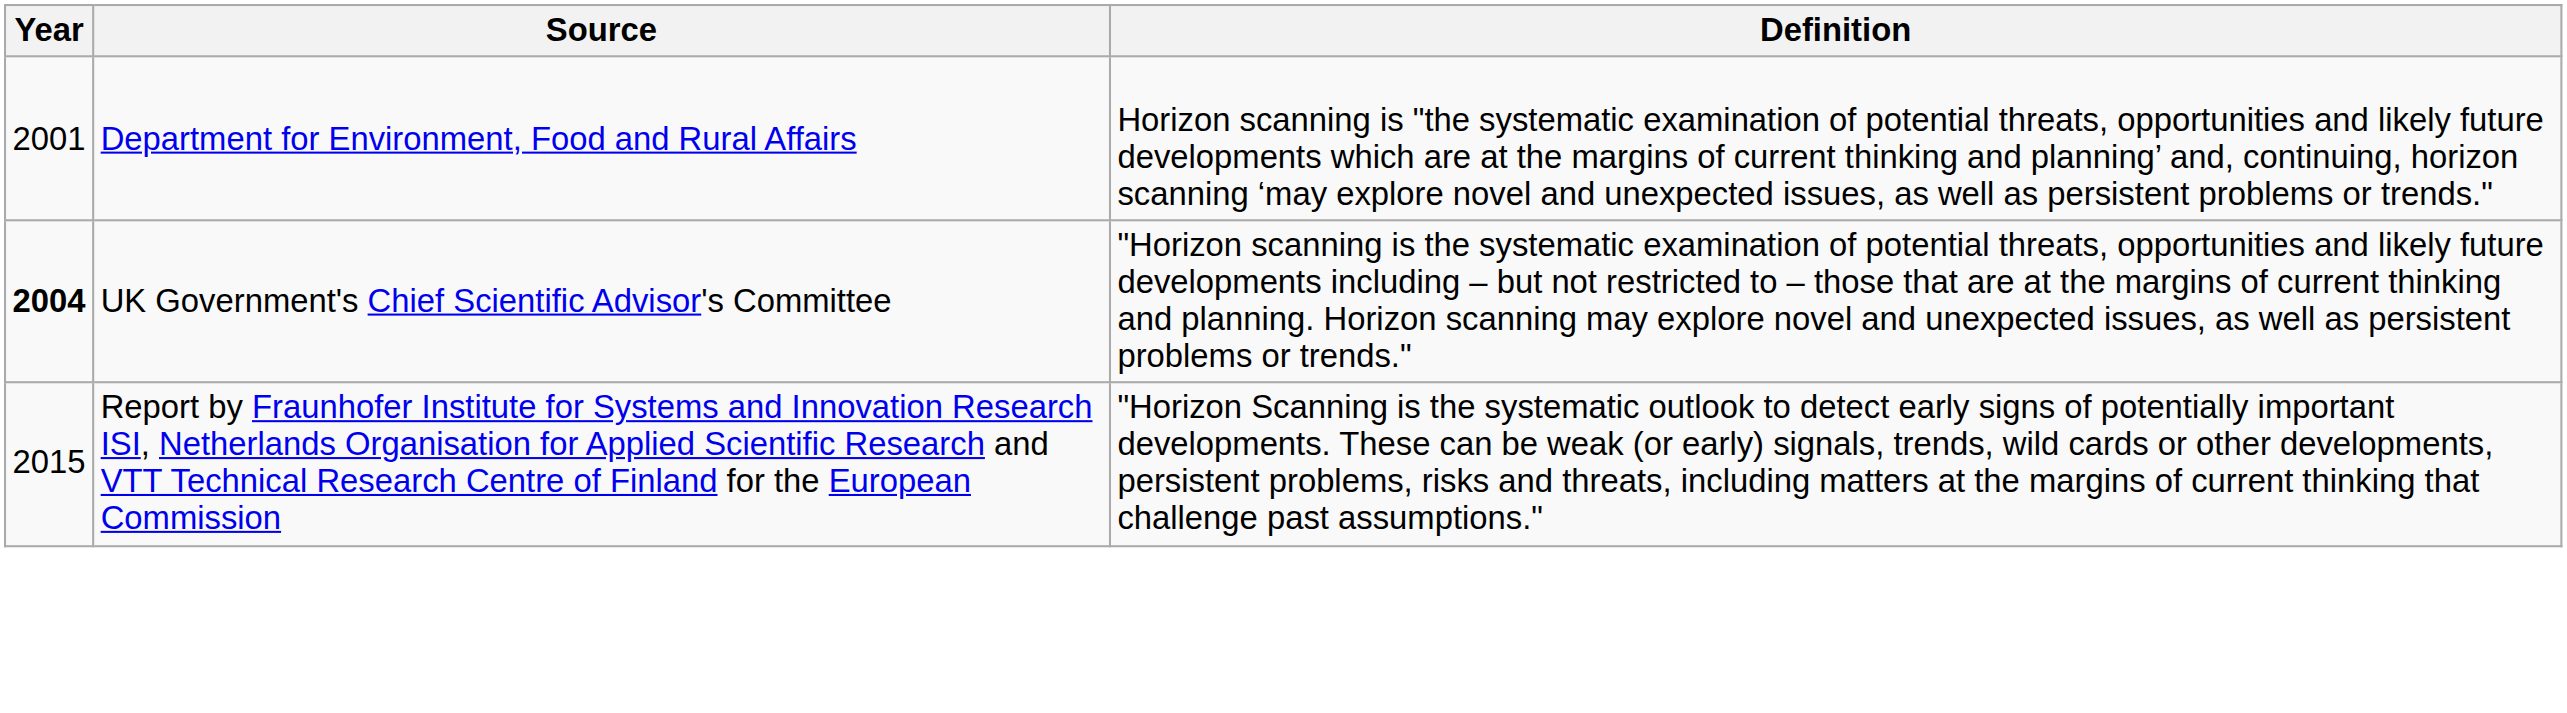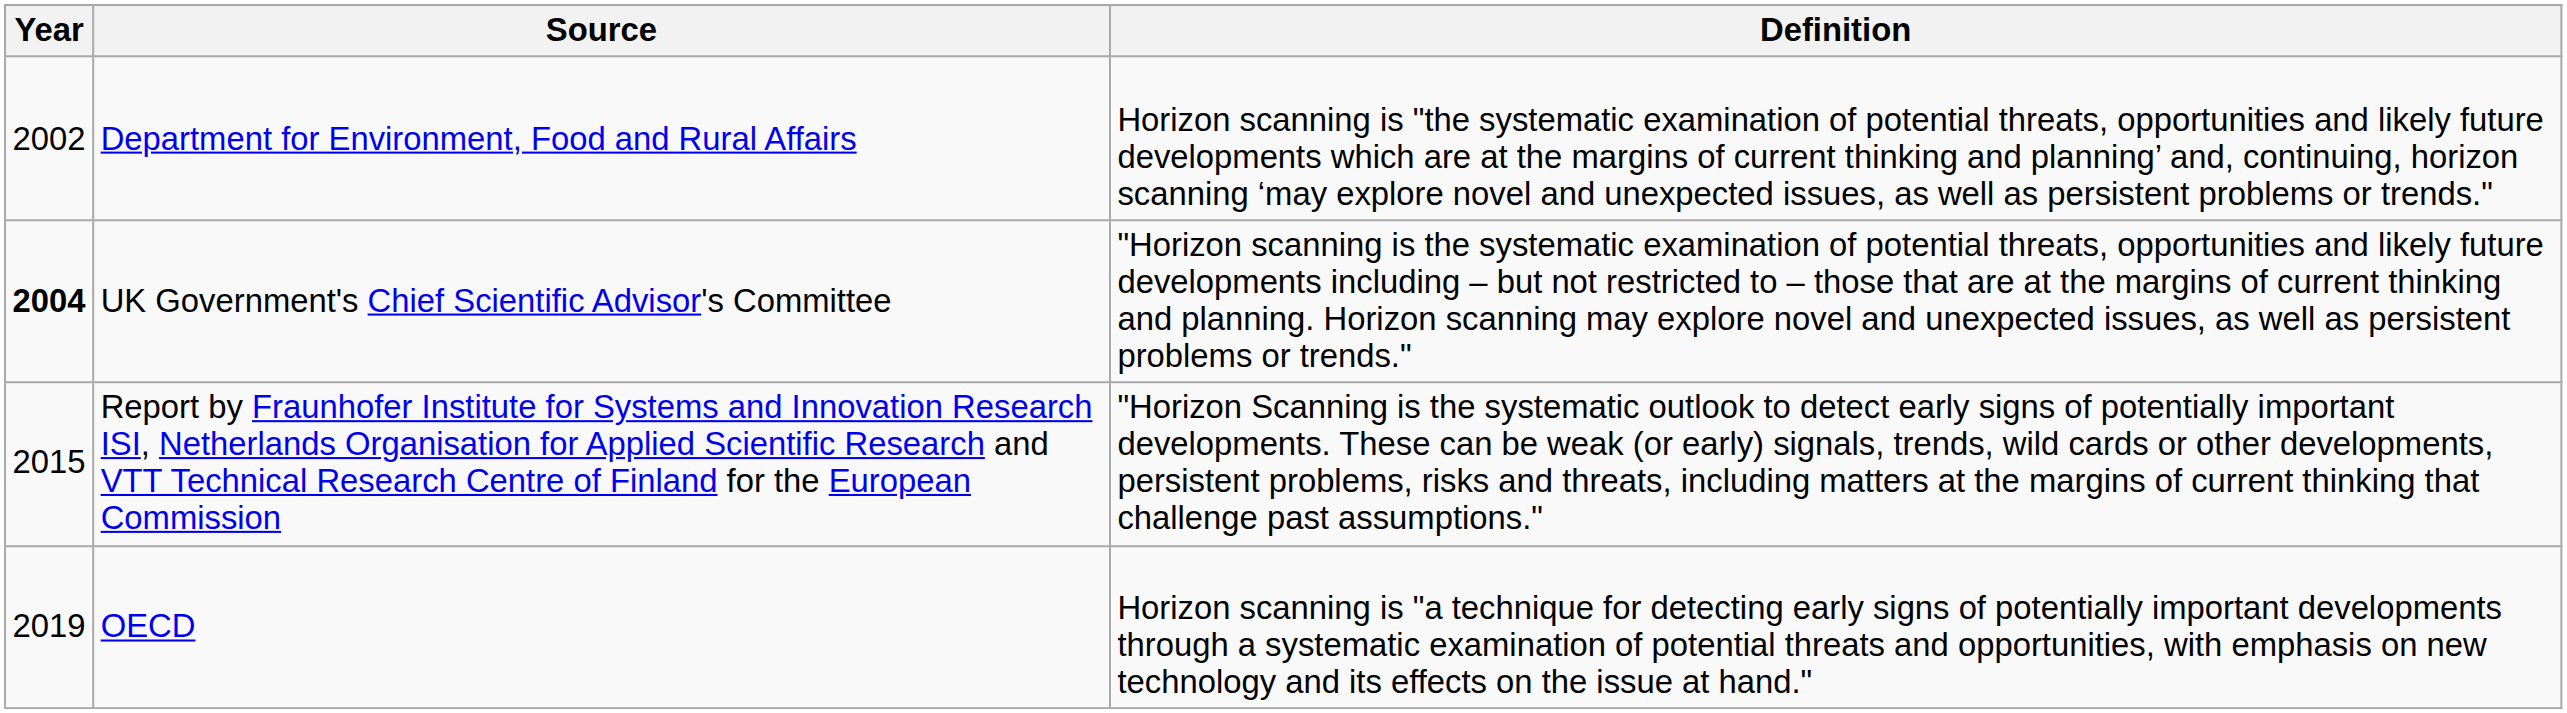(49, 137) 2001 -> (49, 137) 2002
+ row: (148, 626)
